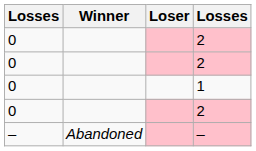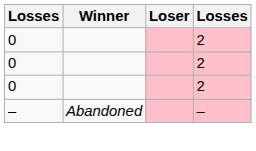- row: (12, 87)
